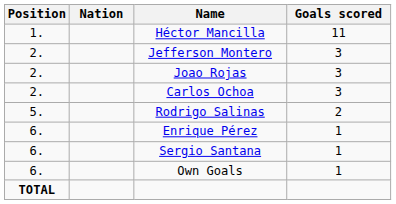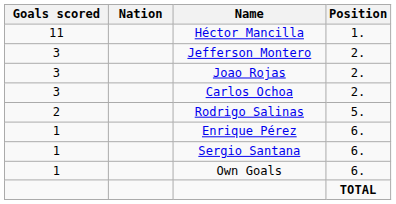columns swapped: (37, 15) <-> (338, 15)
